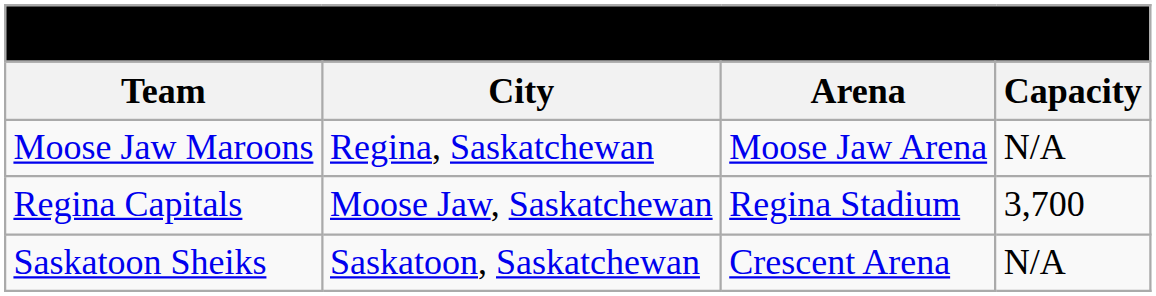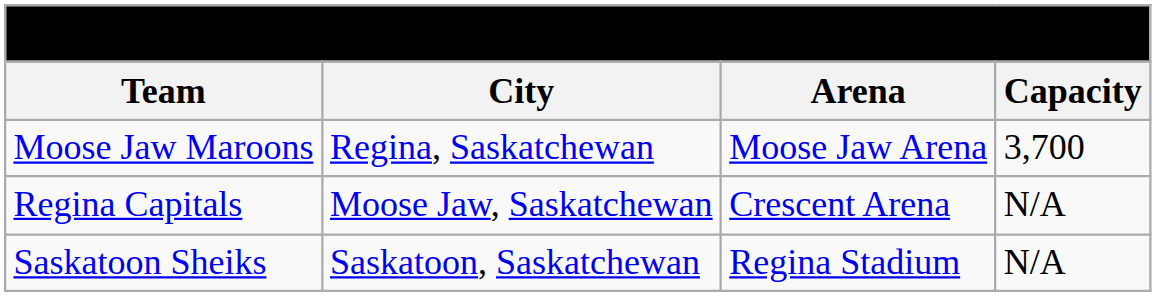(1035, 147) N/A -> (1044, 147) 3,700
(845, 204) Regina Stadium -> (840, 204) Crescent Arena
(1044, 204) 3,700 -> (1035, 204) N/A
(840, 261) Crescent Arena -> (845, 261) Regina Stadium
